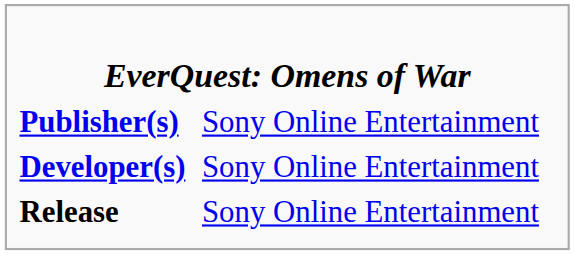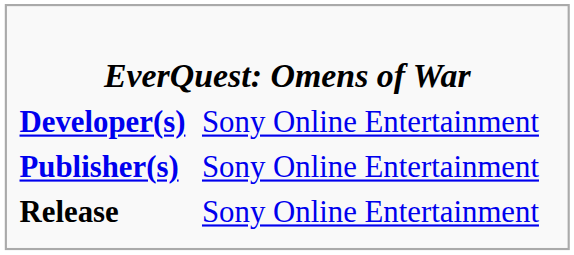rows swapped: (102, 166) <-> (99, 121)
